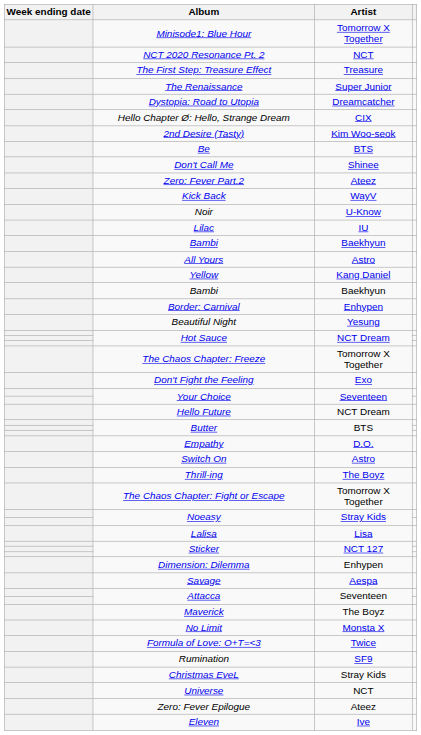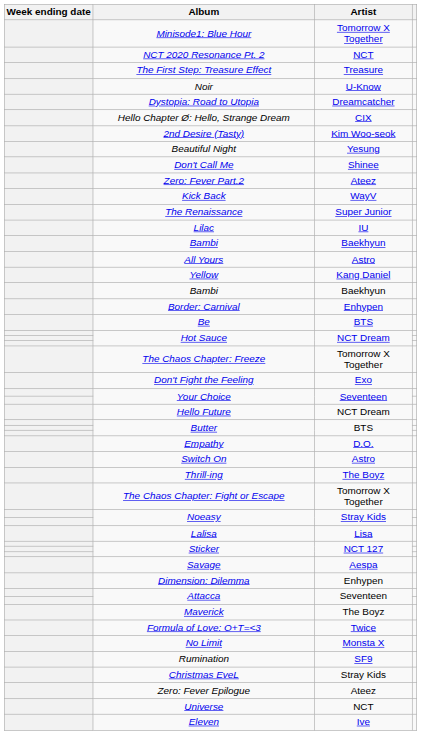rows swapped: (204, 212) <-> (204, 86)
rows swapped: (204, 149) <-> (204, 322)
rows swapped: (204, 580) <-> (204, 565)
rows swapped: (204, 643) <-> (204, 627)
rows swapped: (204, 706) <-> (204, 690)
